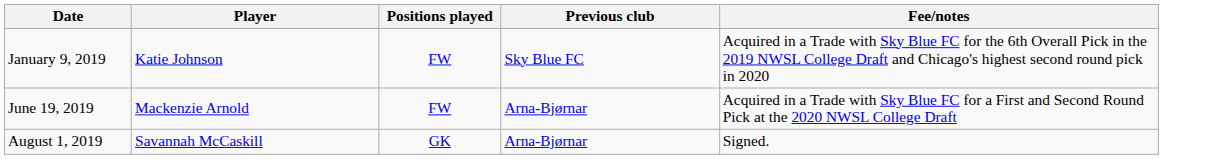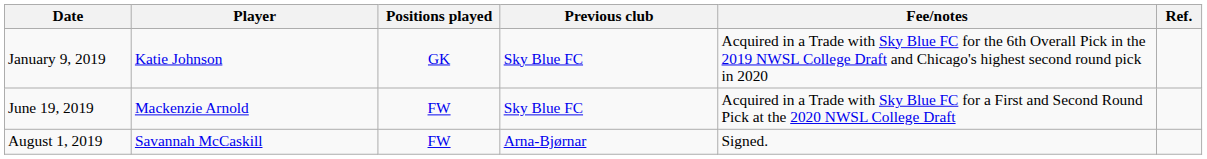+ column: (1179, 16)
(440, 58) FW -> (439, 58) GK
(546, 108) Arna-Bjørnar -> (543, 108) Sky Blue FC
(440, 141) GK -> (439, 141) FW
